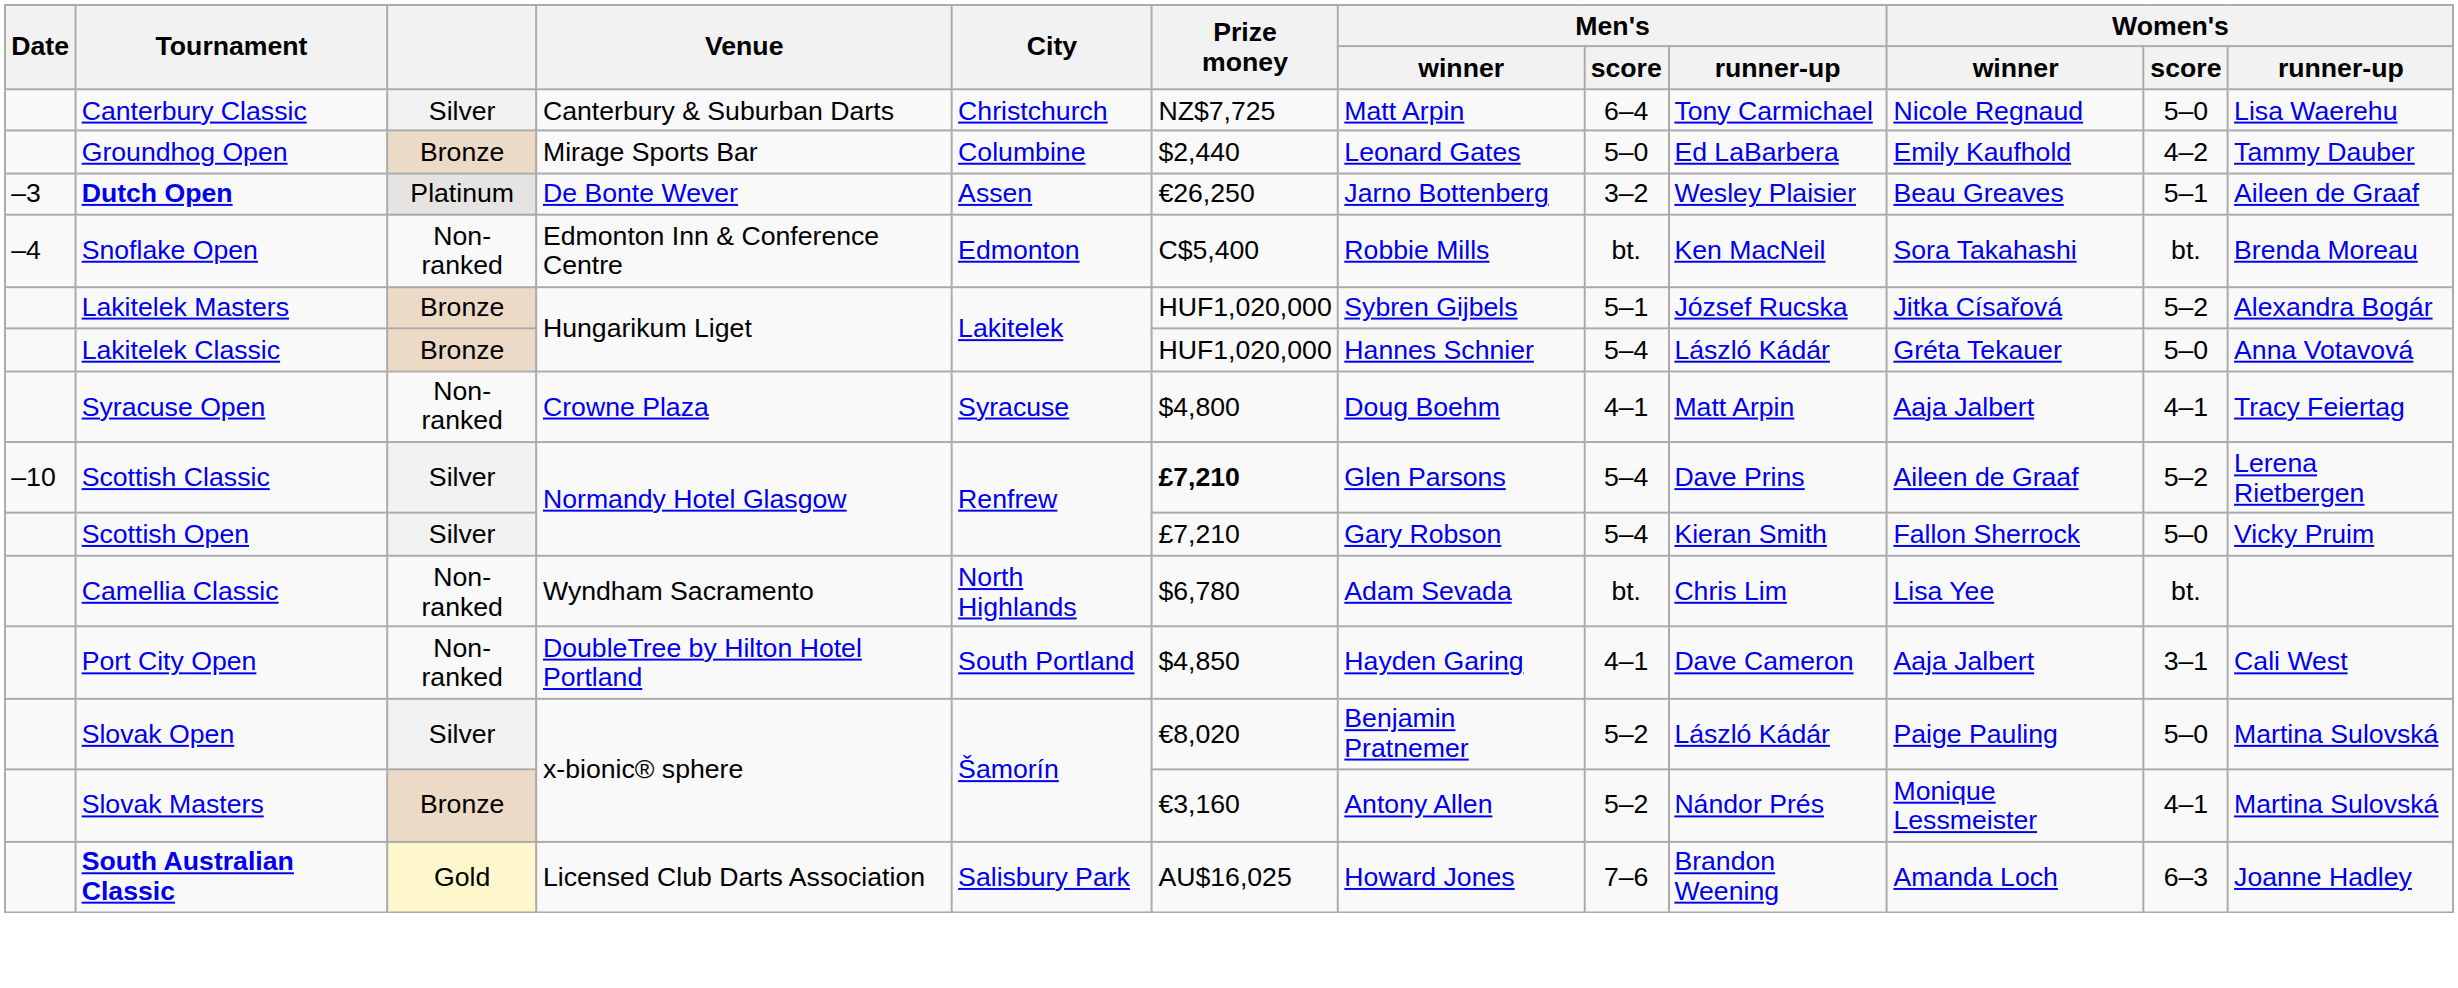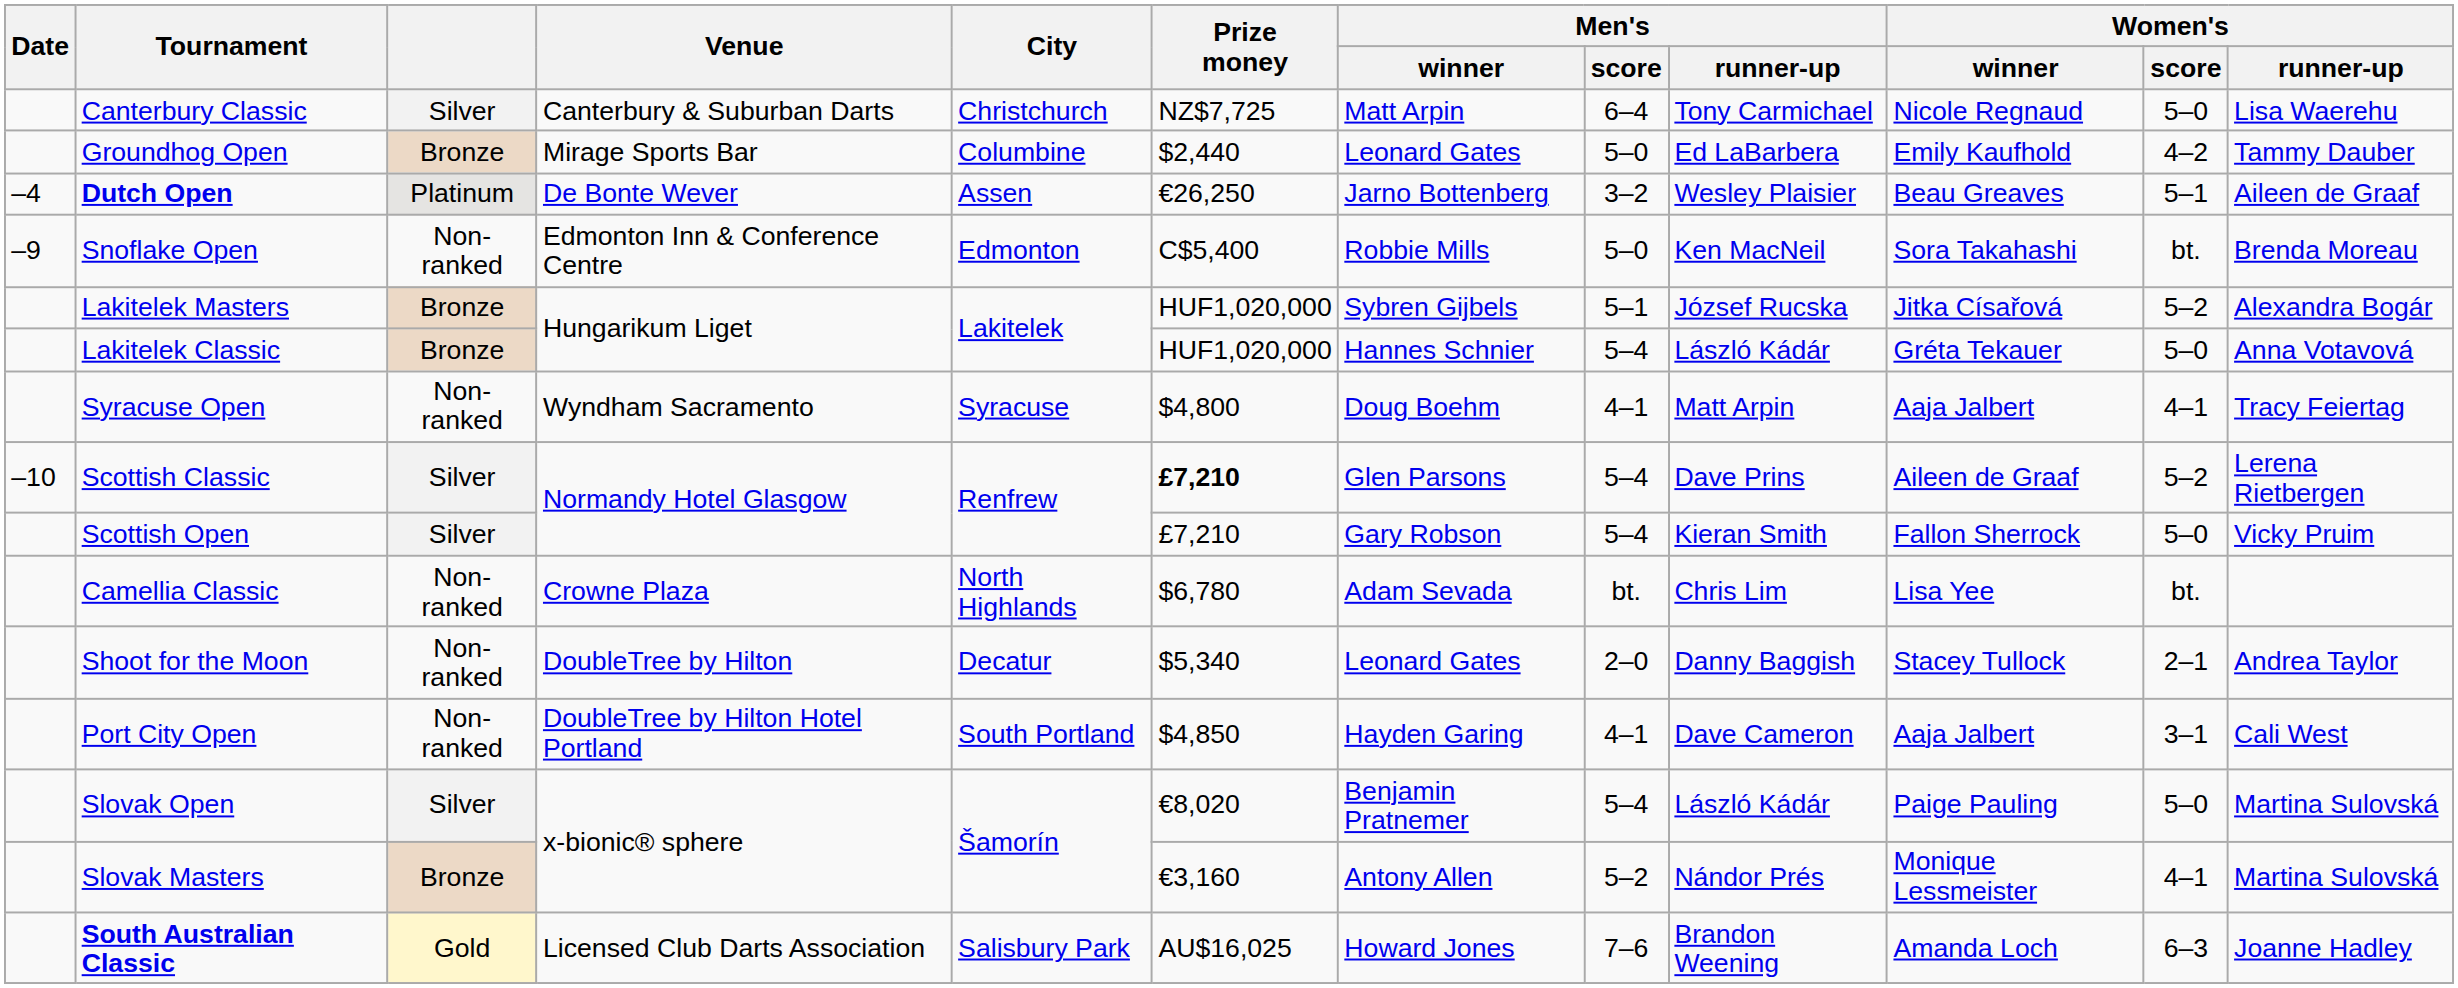(26, 194) –3 -> (26, 194) –4
(26, 250) –4 -> (26, 250) –9
(1626, 250) bt. -> (1626, 250) 5–0
(626, 406) Crowne Plaza -> (678, 406) Wyndham Sacramento
(678, 591) Wyndham Sacramento -> (626, 591) Crowne Plaza
+ row: (195, 662)
(1626, 734) 5–2 -> (1626, 805) 5–4
